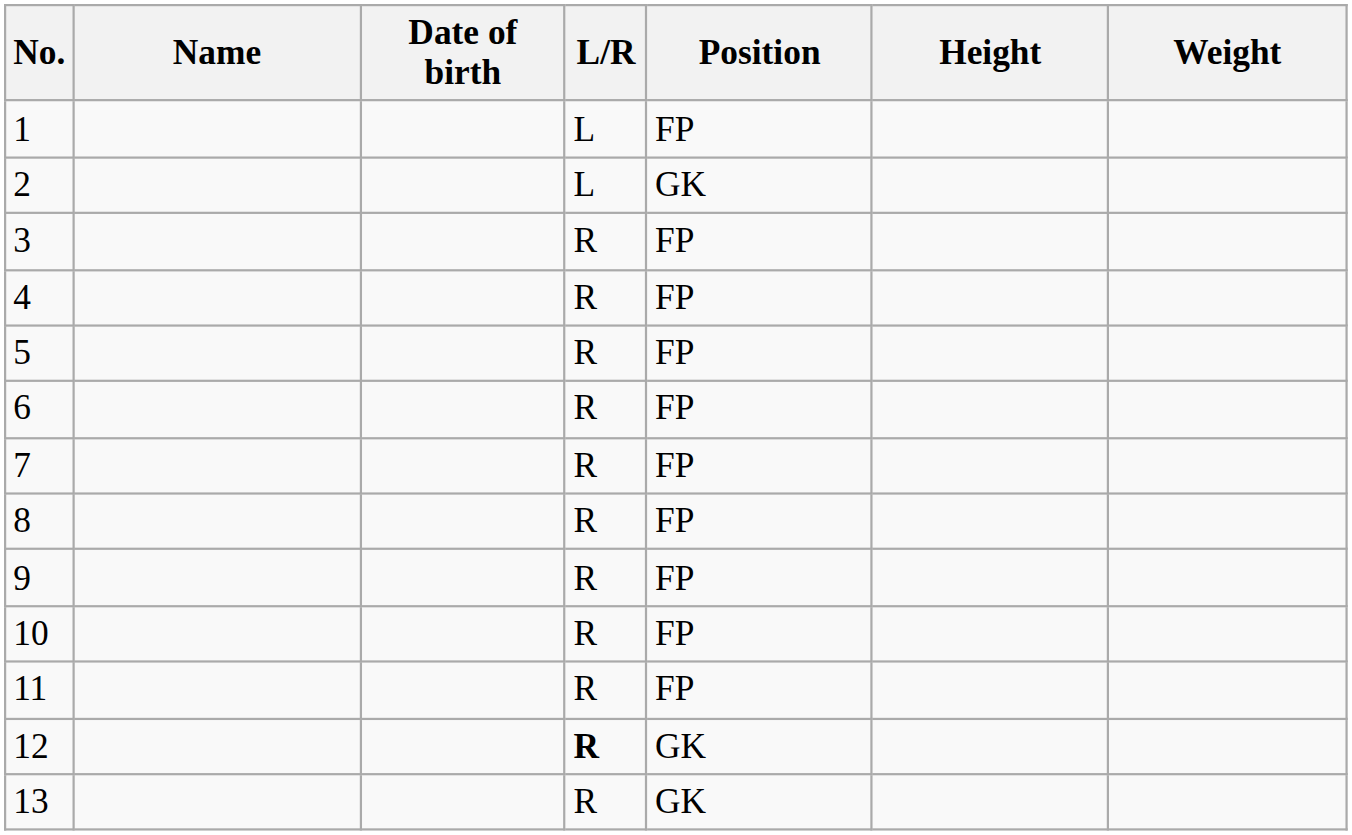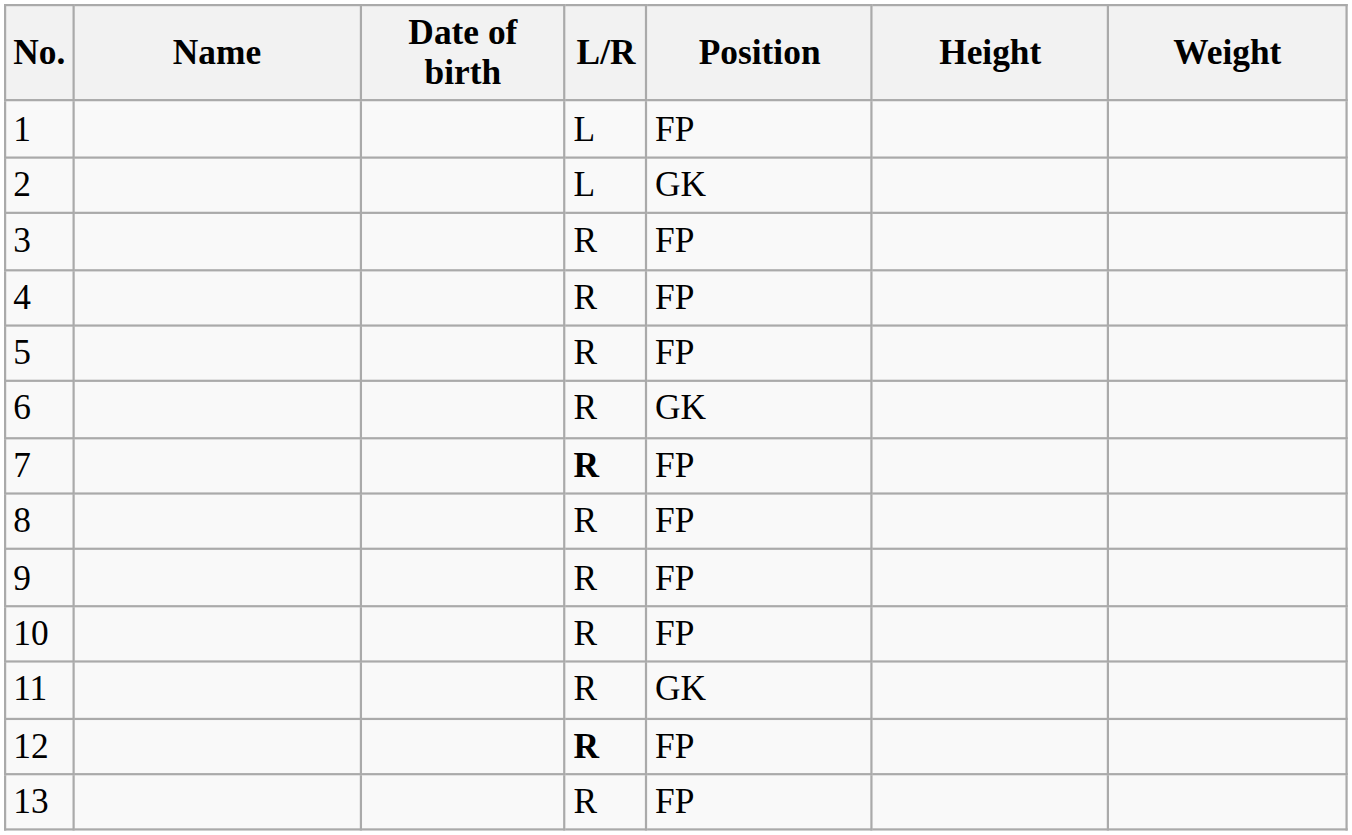(675, 408) FP -> (681, 408) GK
(585, 464) normal -> (586, 464) bold
(675, 689) FP -> (681, 689) GK
(681, 745) GK -> (675, 745) FP
(681, 801) GK -> (675, 801) FP
